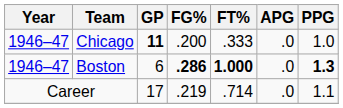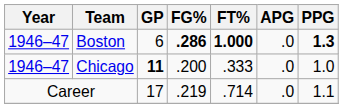rows swapped: (105, 42) <-> (101, 67)
